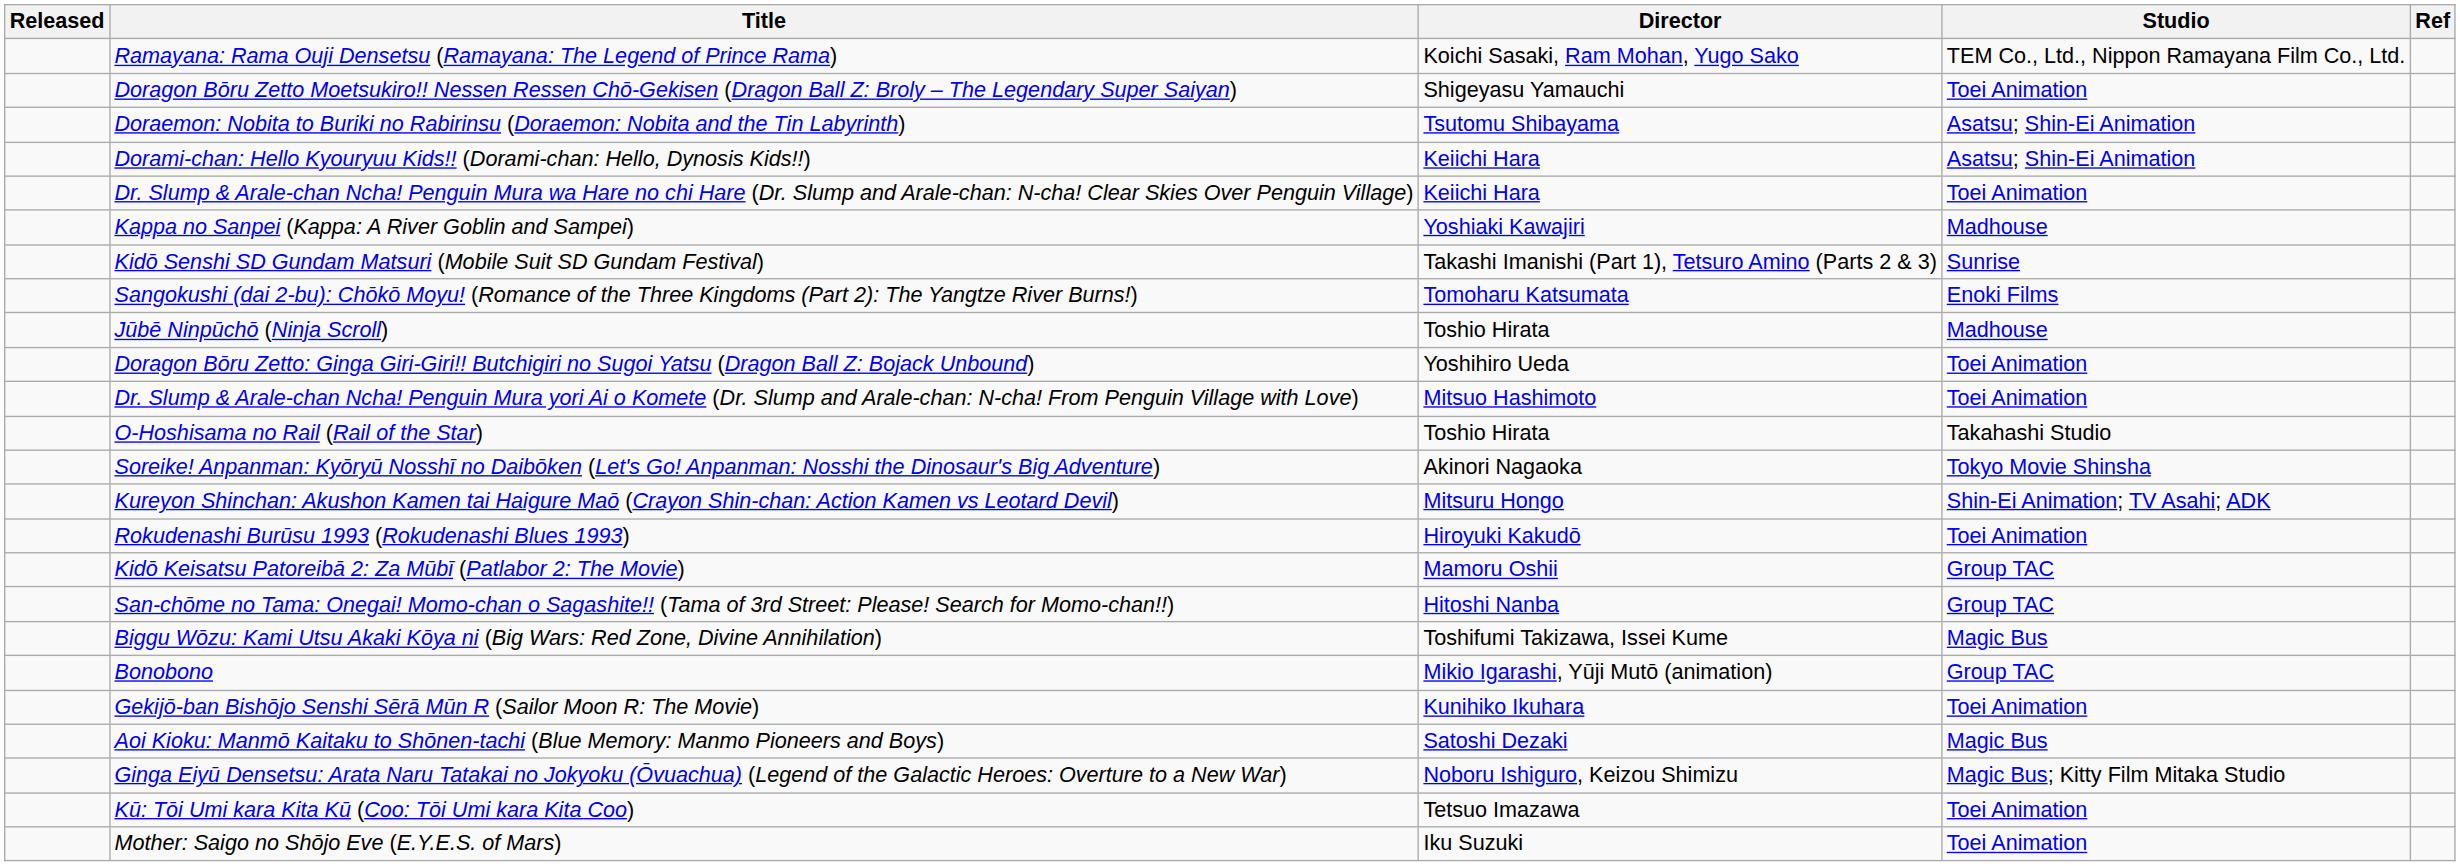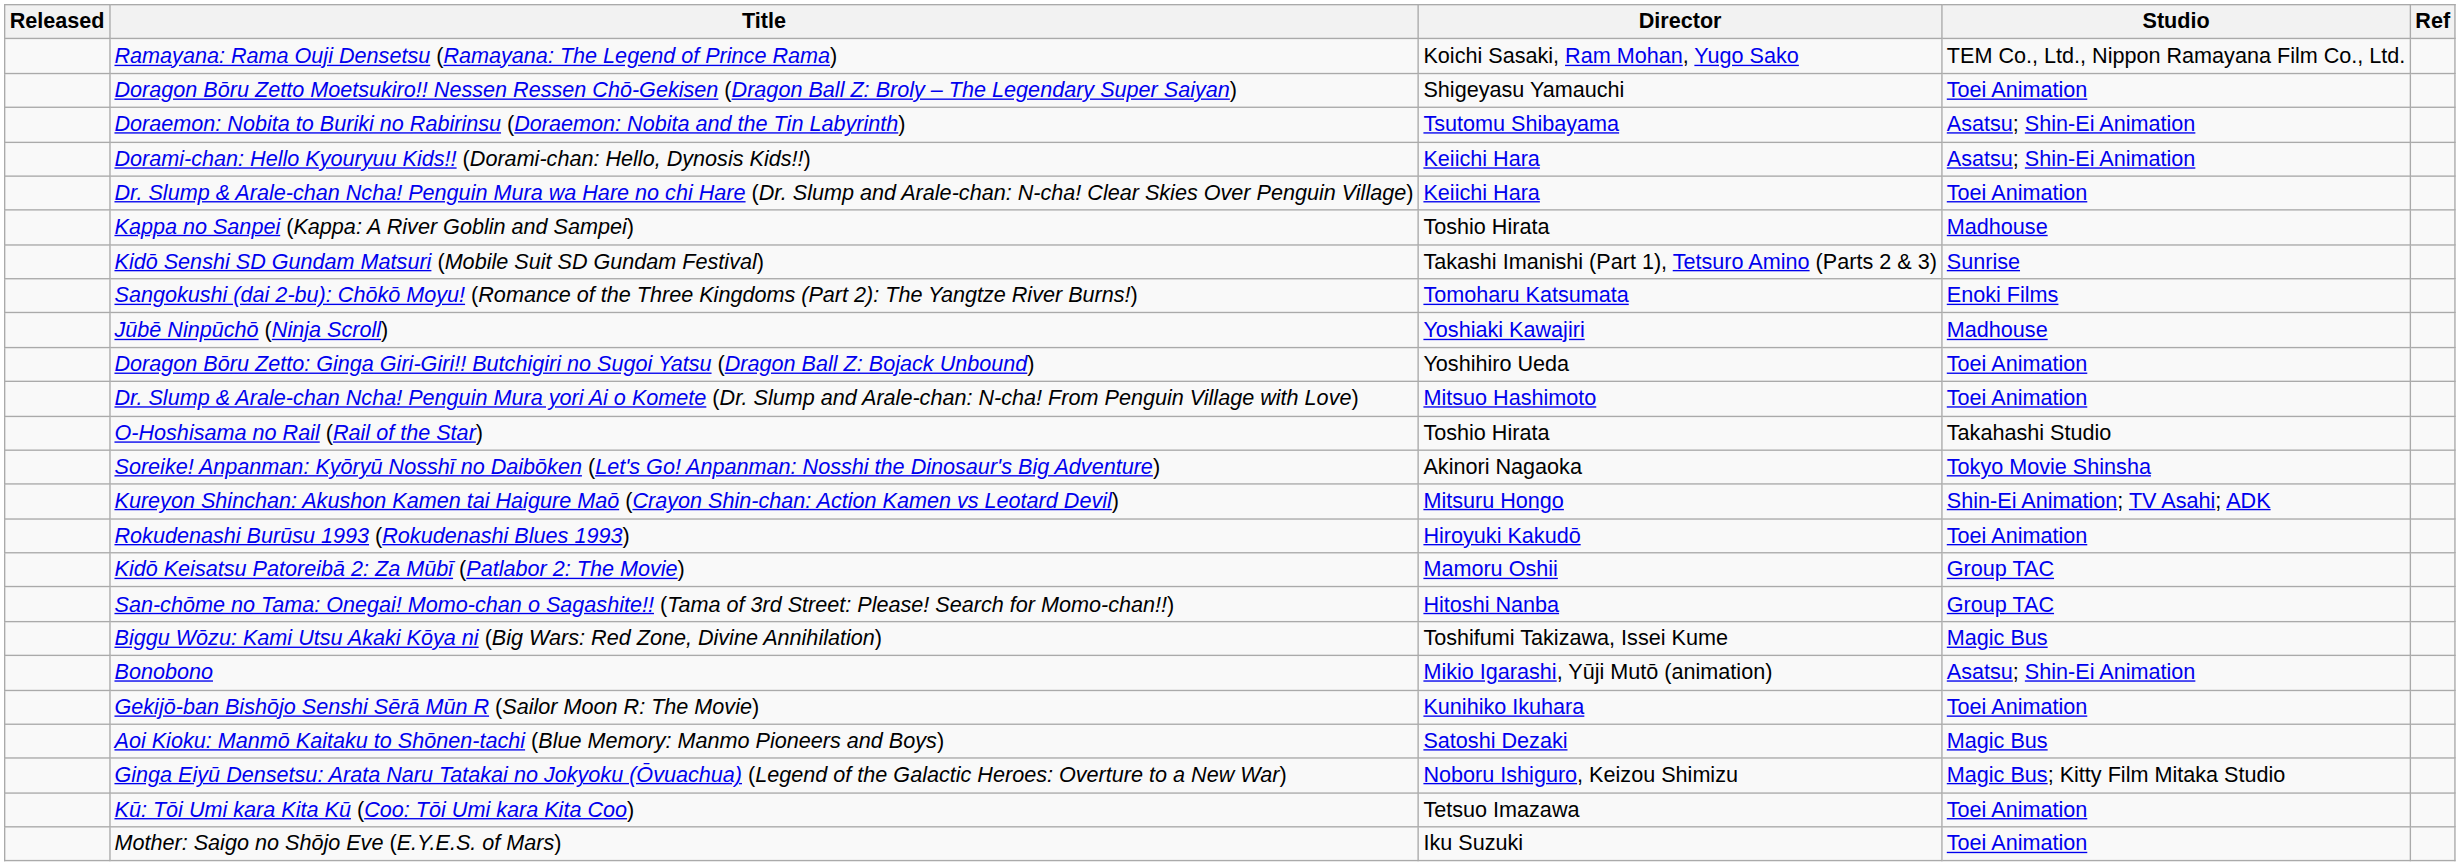(1504, 227) Yoshiaki Kawajiri -> (1486, 227) Toshio Hirata
(1486, 329) Toshio Hirata -> (1504, 329) Yoshiaki Kawajiri
(2000, 672) Group TAC -> (2071, 672) Asatsu; Shin-Ei Animation
